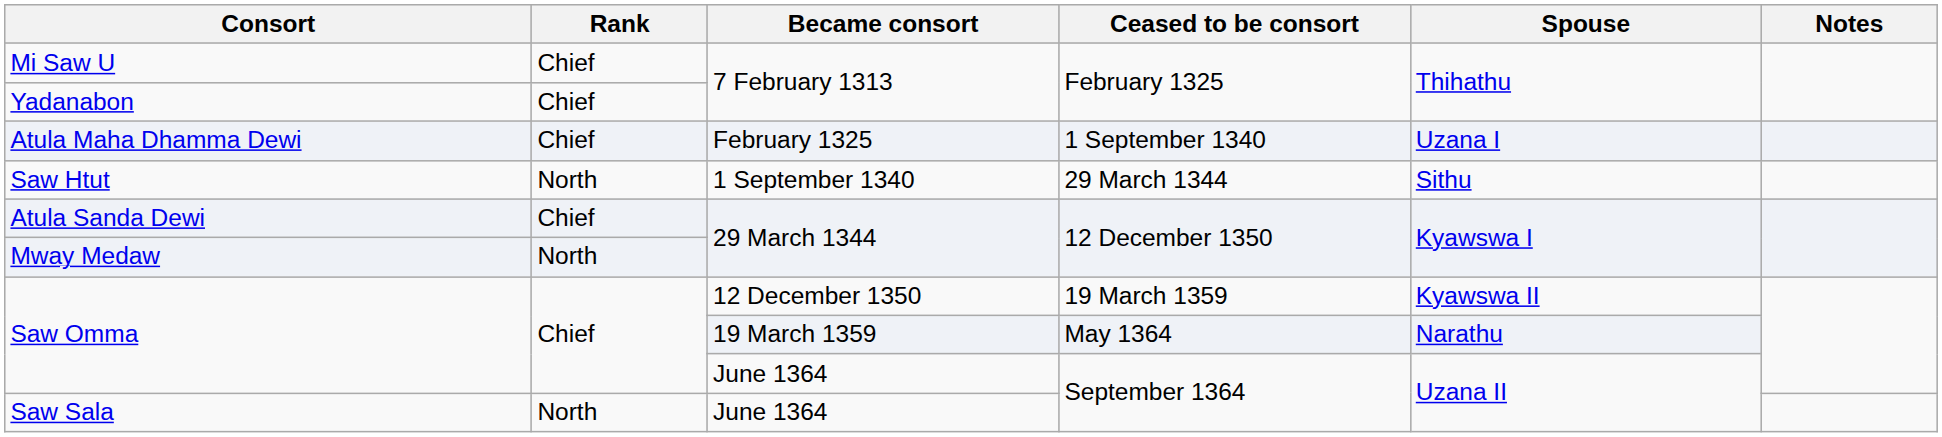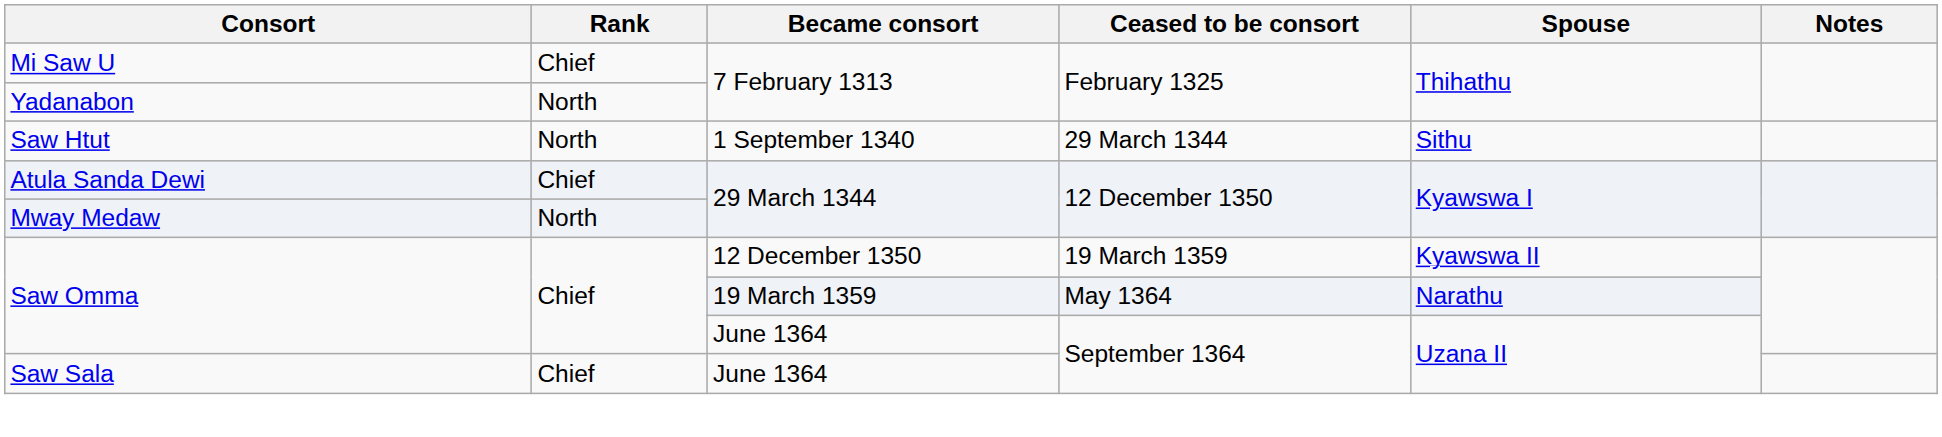(566, 101) Chief -> (567, 101) North
- row: (156, 140)
(567, 412) North -> (566, 373) Chief
